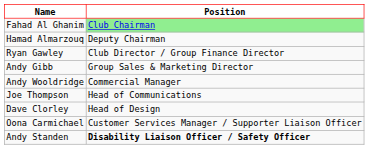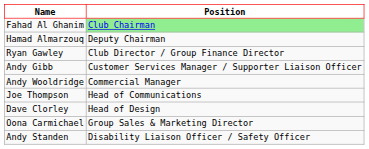(171, 67) Group Sales & Marketing Director -> (225, 67) Customer Services Manager / Supporter Liaison Officer
(225, 123) Customer Services Manager / Supporter Liaison Officer -> (171, 123) Group Sales & Marketing Director
(199, 137) bold -> (199, 137) normal
